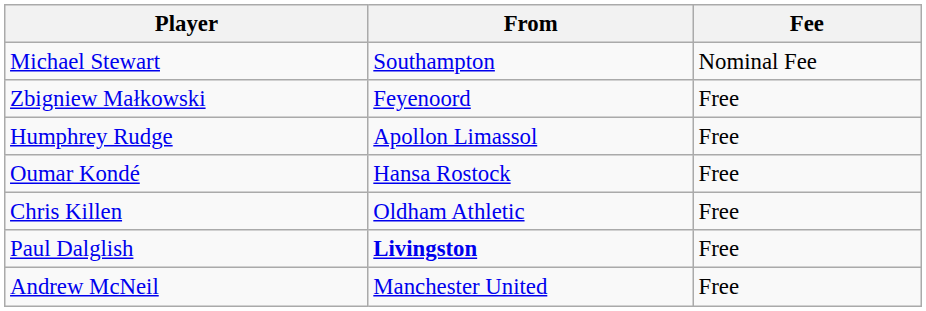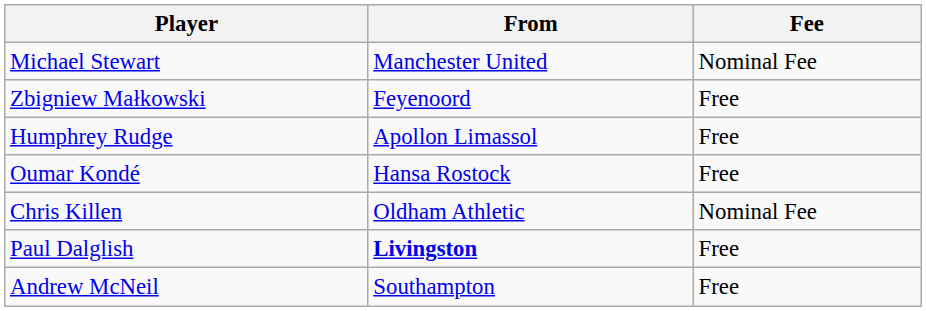(434, 61) Southampton -> (460, 61) Manchester United
(719, 211) Free -> (758, 211) Nominal Fee
(460, 286) Manchester United -> (434, 286) Southampton
